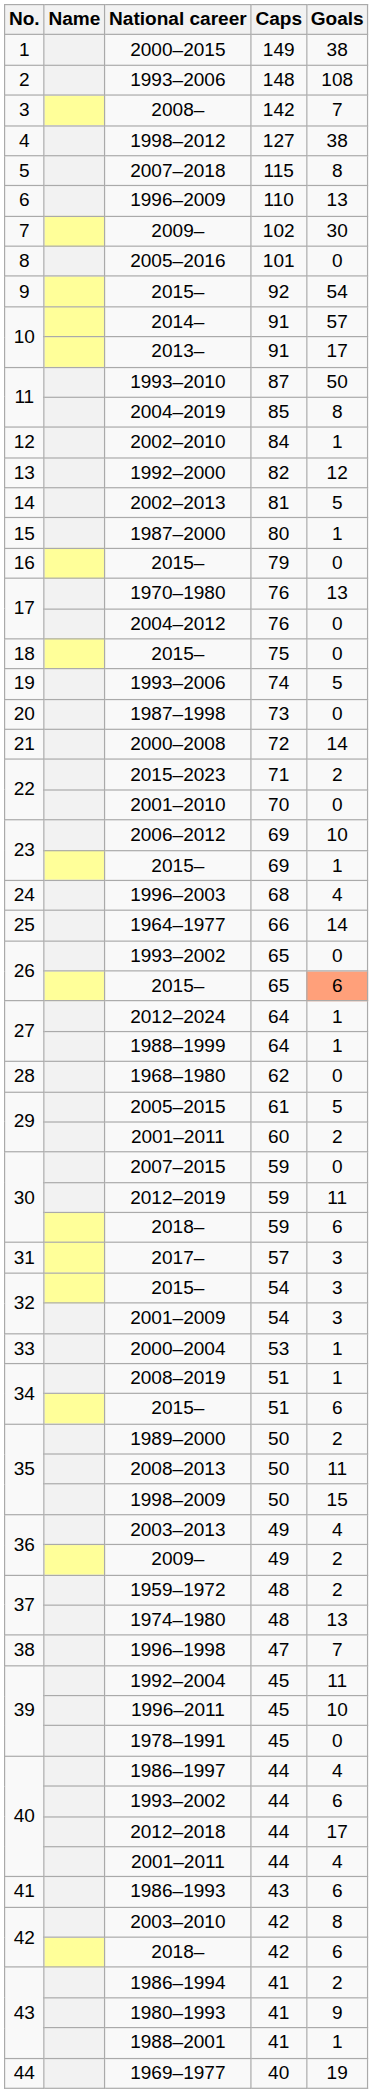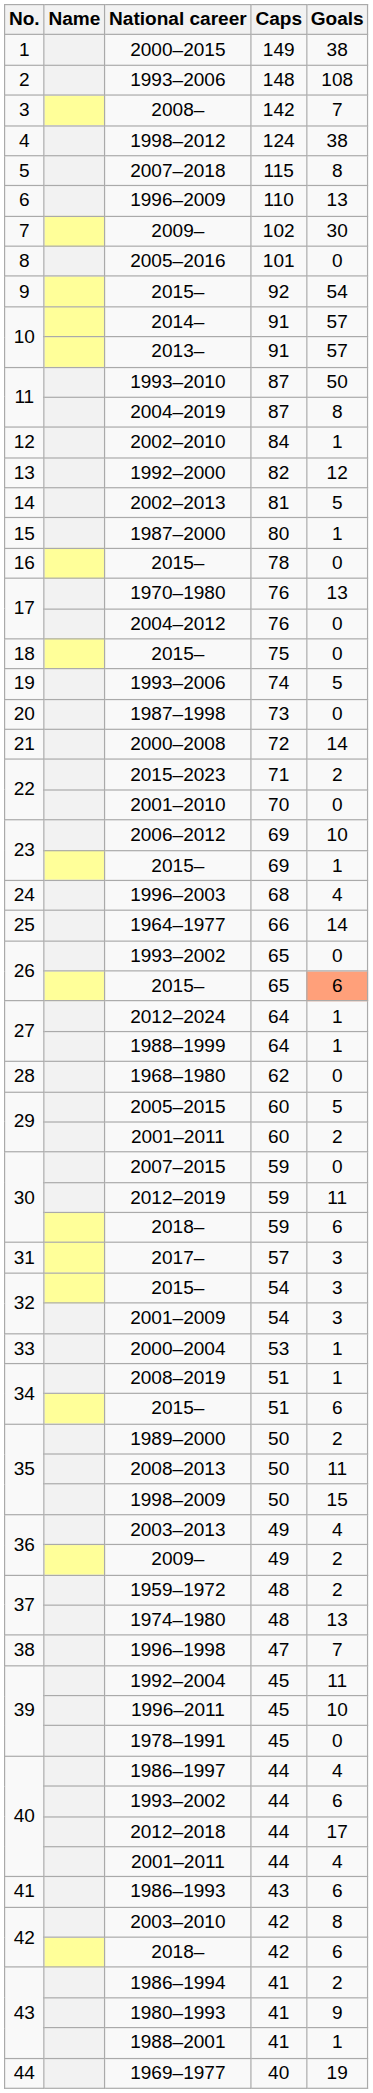(279, 140) 127 -> (279, 140) 124
(337, 351) 17 -> (337, 351) 57
(279, 412) 85 -> (279, 412) 87
(279, 563) 79 -> (279, 563) 78
(279, 1106) 61 -> (279, 1106) 60
